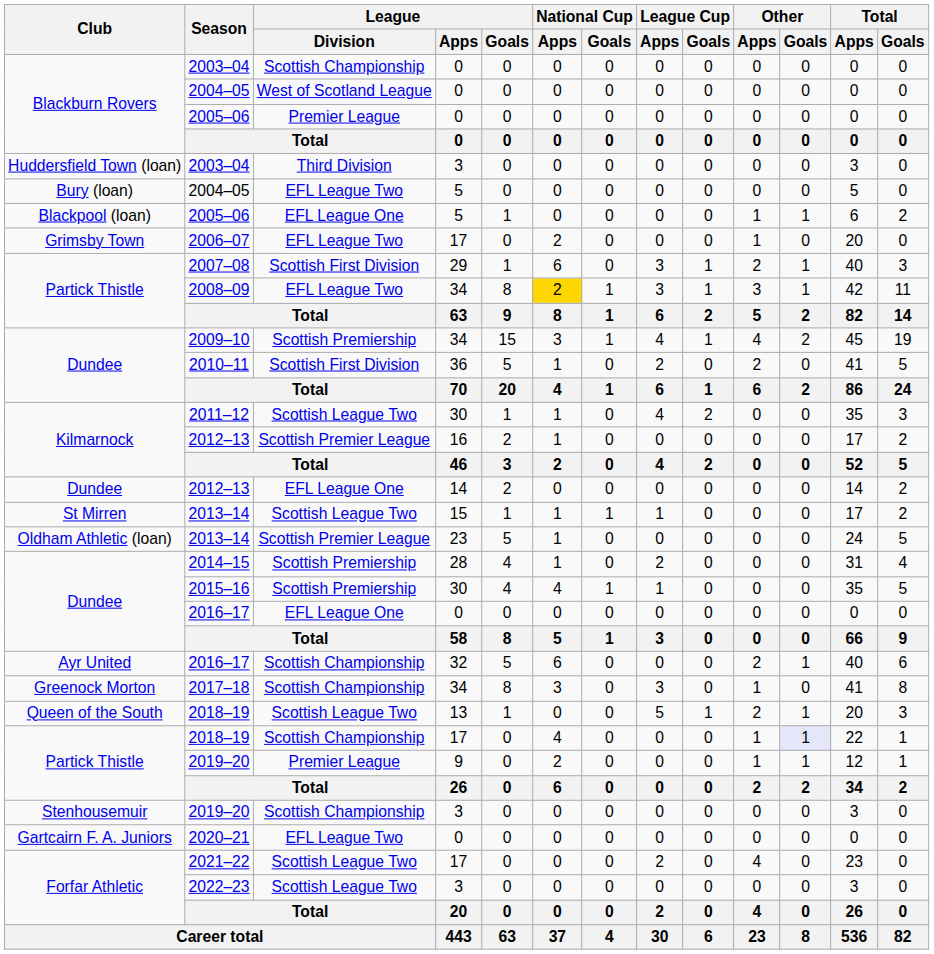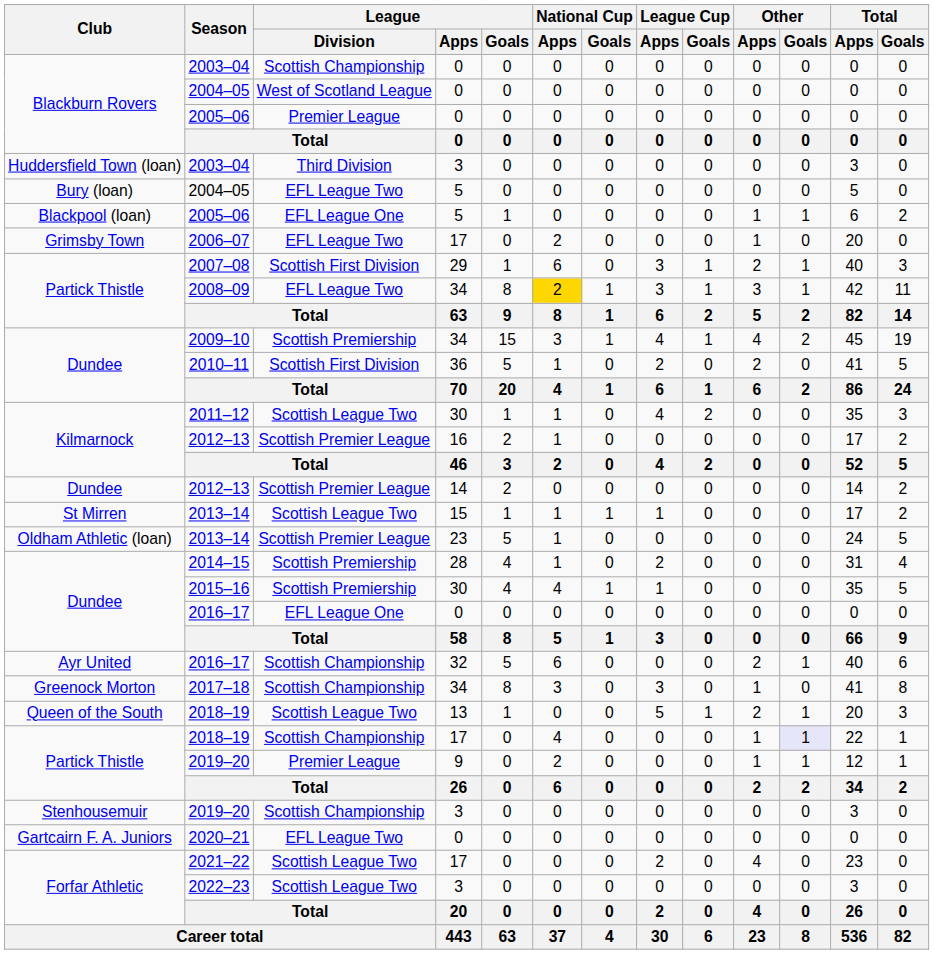(344, 489) EFL League One -> (344, 489) Scottish Premier League
